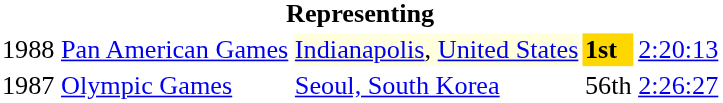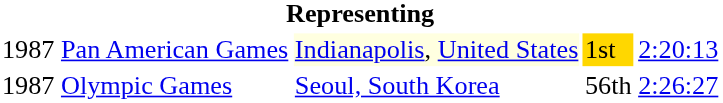(28, 49) 1988 -> (28, 49) 1987
(601, 49) bold -> (600, 49) normal
